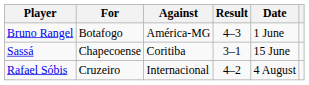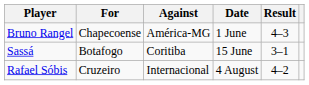columns swapped: (232, 13) <-> (275, 13)
(101, 32) Botafogo -> (110, 32) Chapecoense
(110, 51) Chapecoense -> (101, 51) Botafogo
